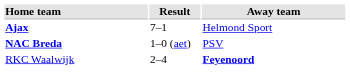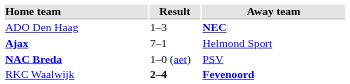+ row: (42, 27)
(158, 59) normal -> (158, 74) bold
